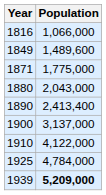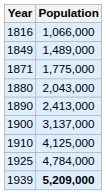(69, 50) 1,489,600 -> (69, 50) 1,489,000
(69, 106) 2,413,400 -> (69, 106) 2,413,000
(69, 143) 4,122,000 -> (69, 143) 4,125,000
